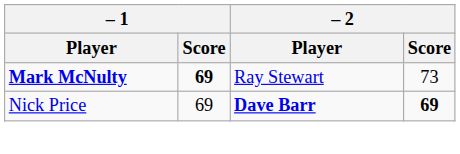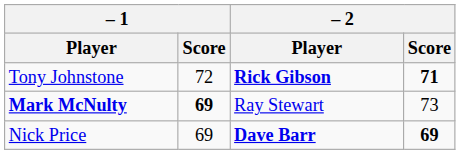+ row: (66, 76)
